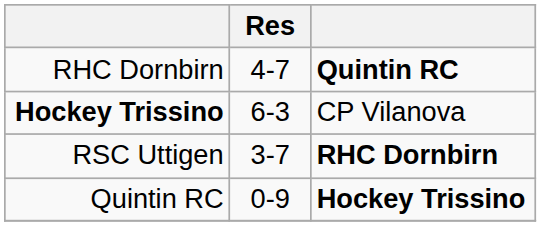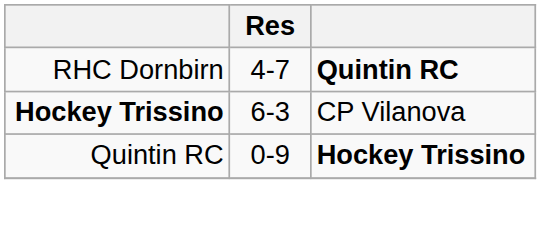- row: (148, 155)
